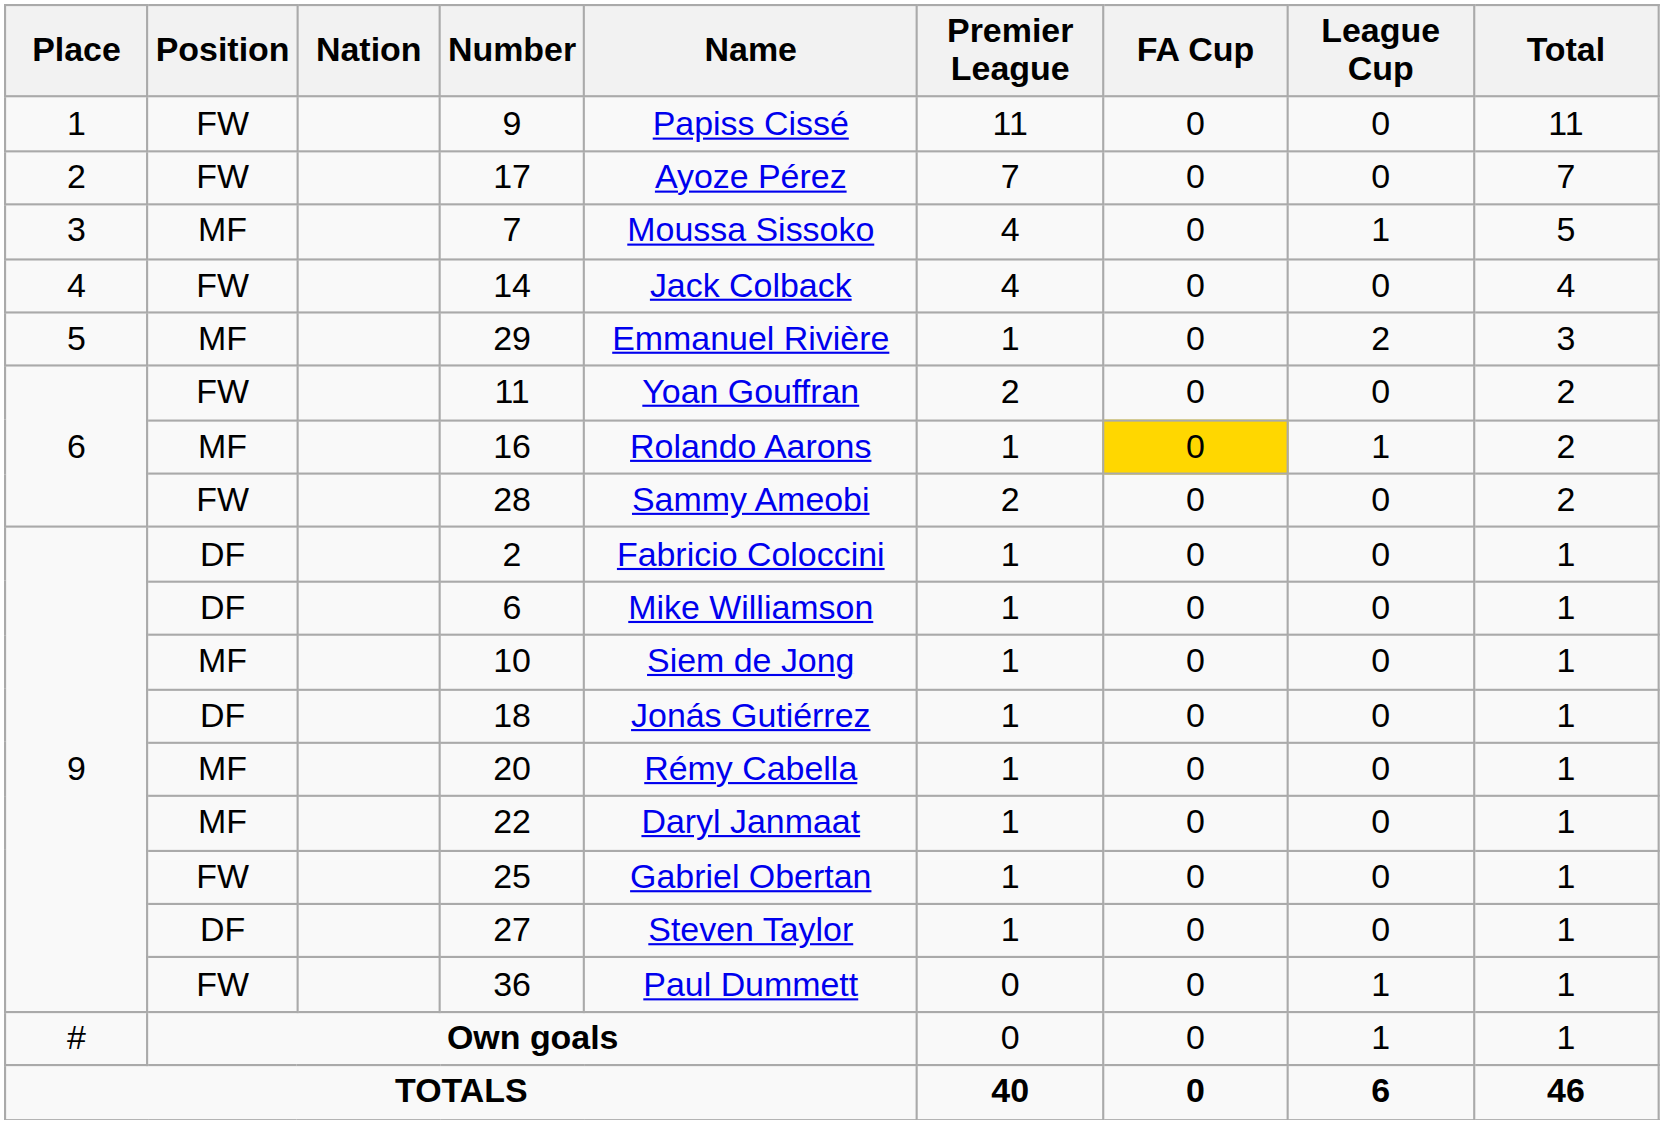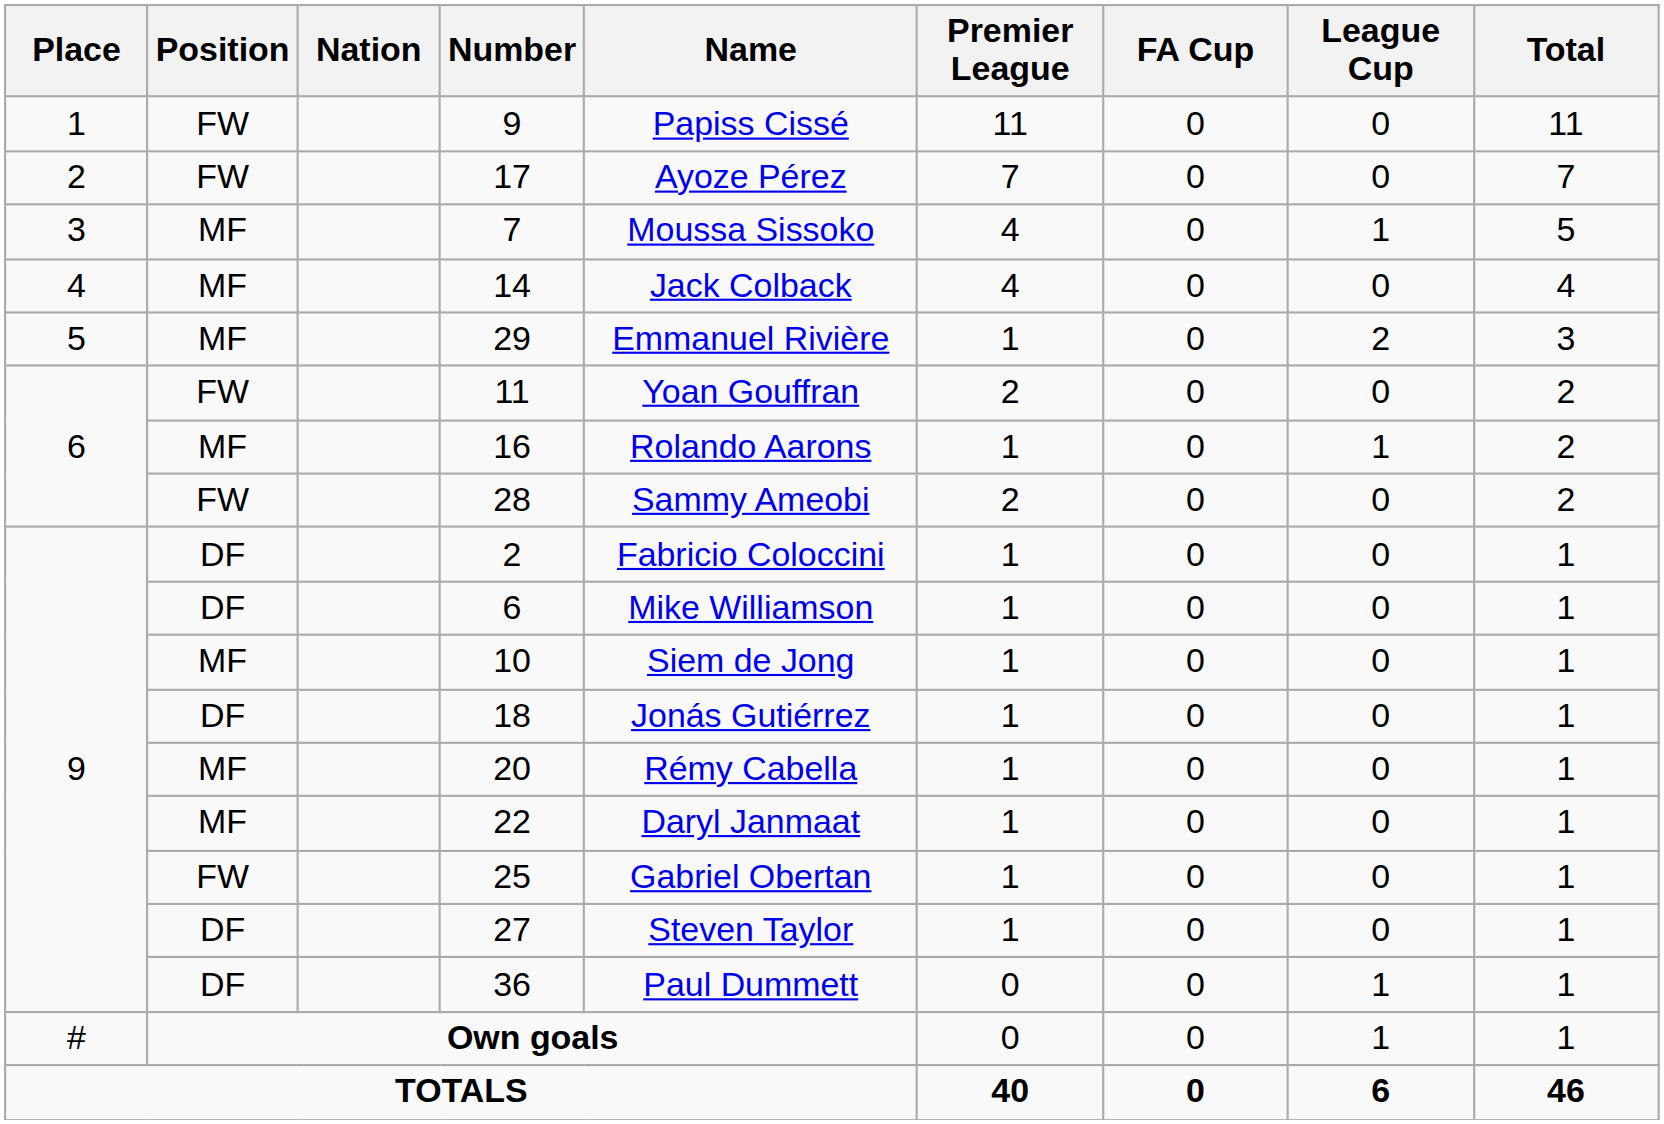(223, 284) FW -> (223, 284) MF
(1195, 446) gold background -> (1195, 446) no background
(223, 984) FW -> (223, 984) DF
